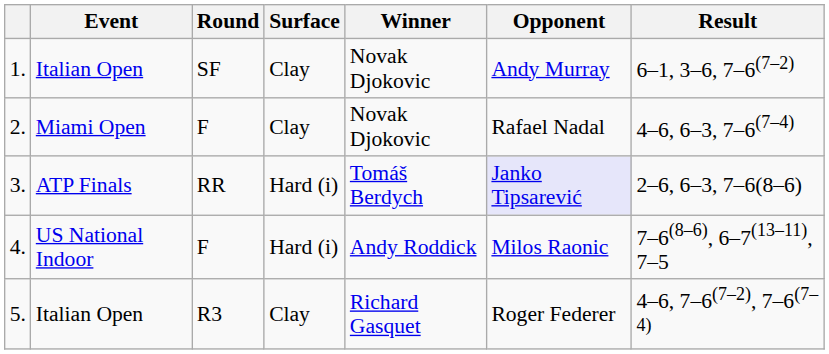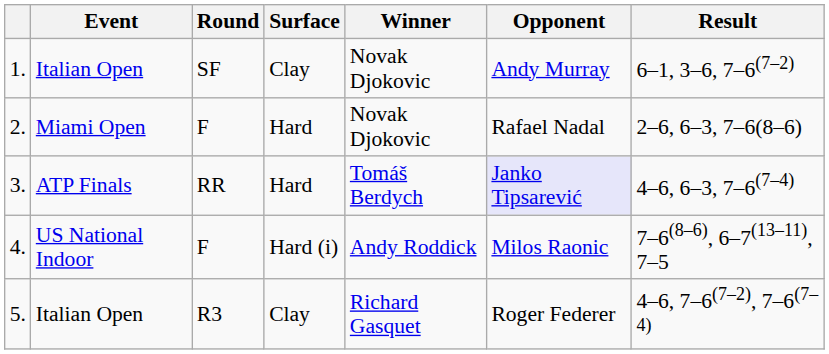(290, 126) Clay -> (291, 126) Hard
(715, 126) 4–6, 6–3, 7–6(7–4) -> (719, 126) 2–6, 6–3, 7–6(8–6)
(304, 185) Hard (i) -> (291, 185) Hard
(719, 185) 2–6, 6–3, 7–6(8–6) -> (715, 185) 4–6, 6–3, 7–6(7–4)
